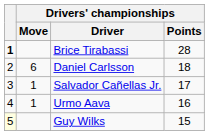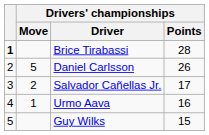(33, 67) 6 -> (33, 67) 5
(184, 67) 18 -> (184, 67) 26
(33, 85) 1 -> (33, 85) 2
(10, 121) lightyellow background -> (10, 121) no background
